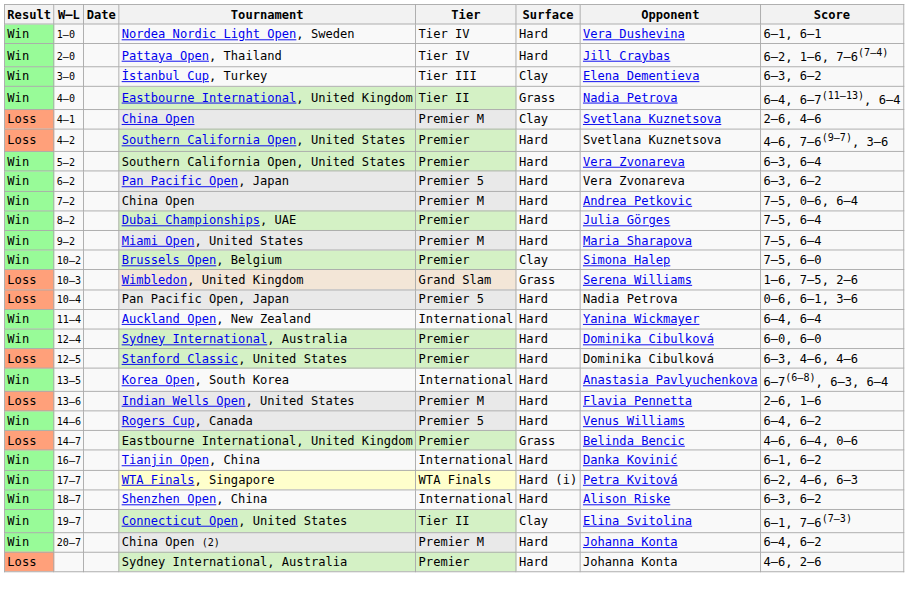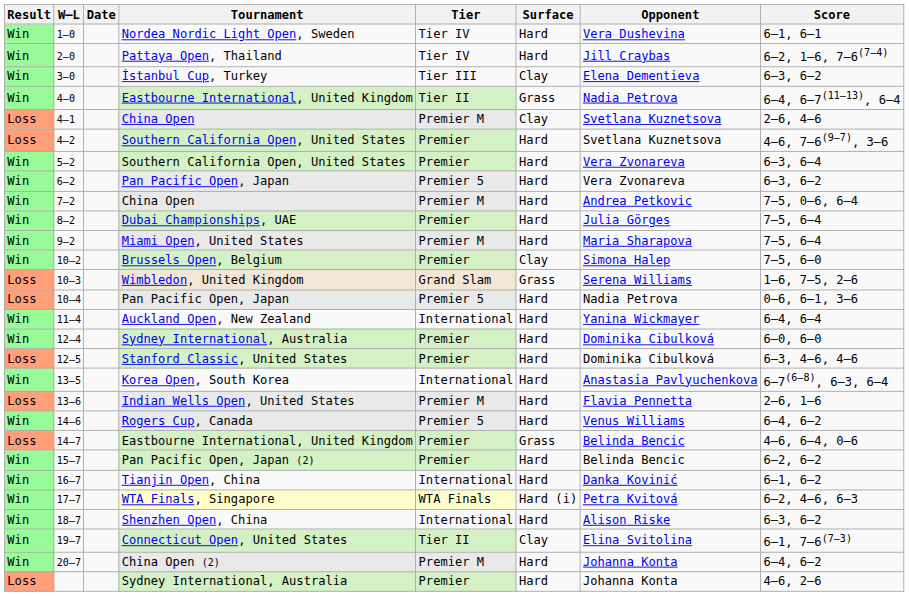+ row: (69, 461)
